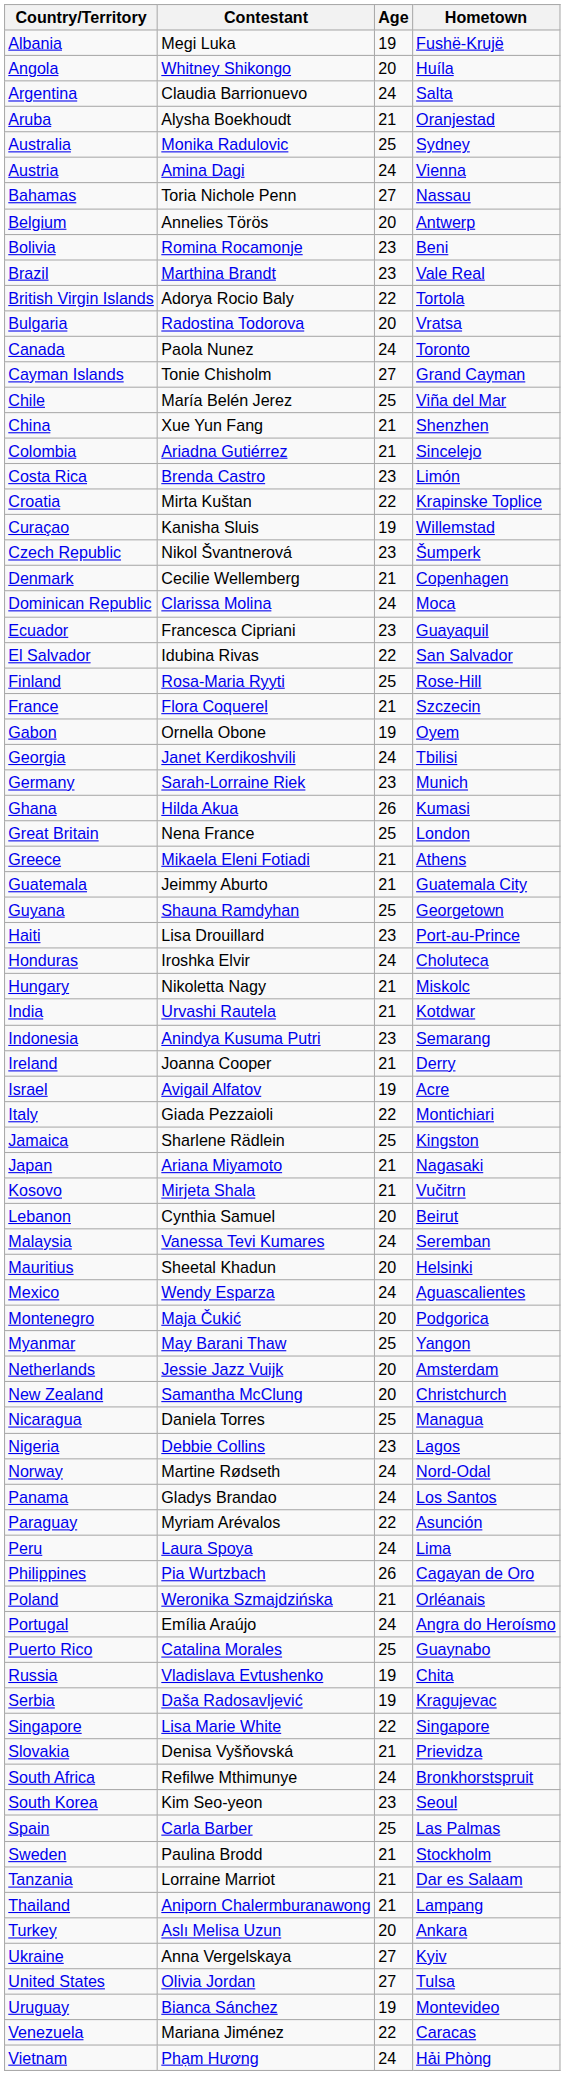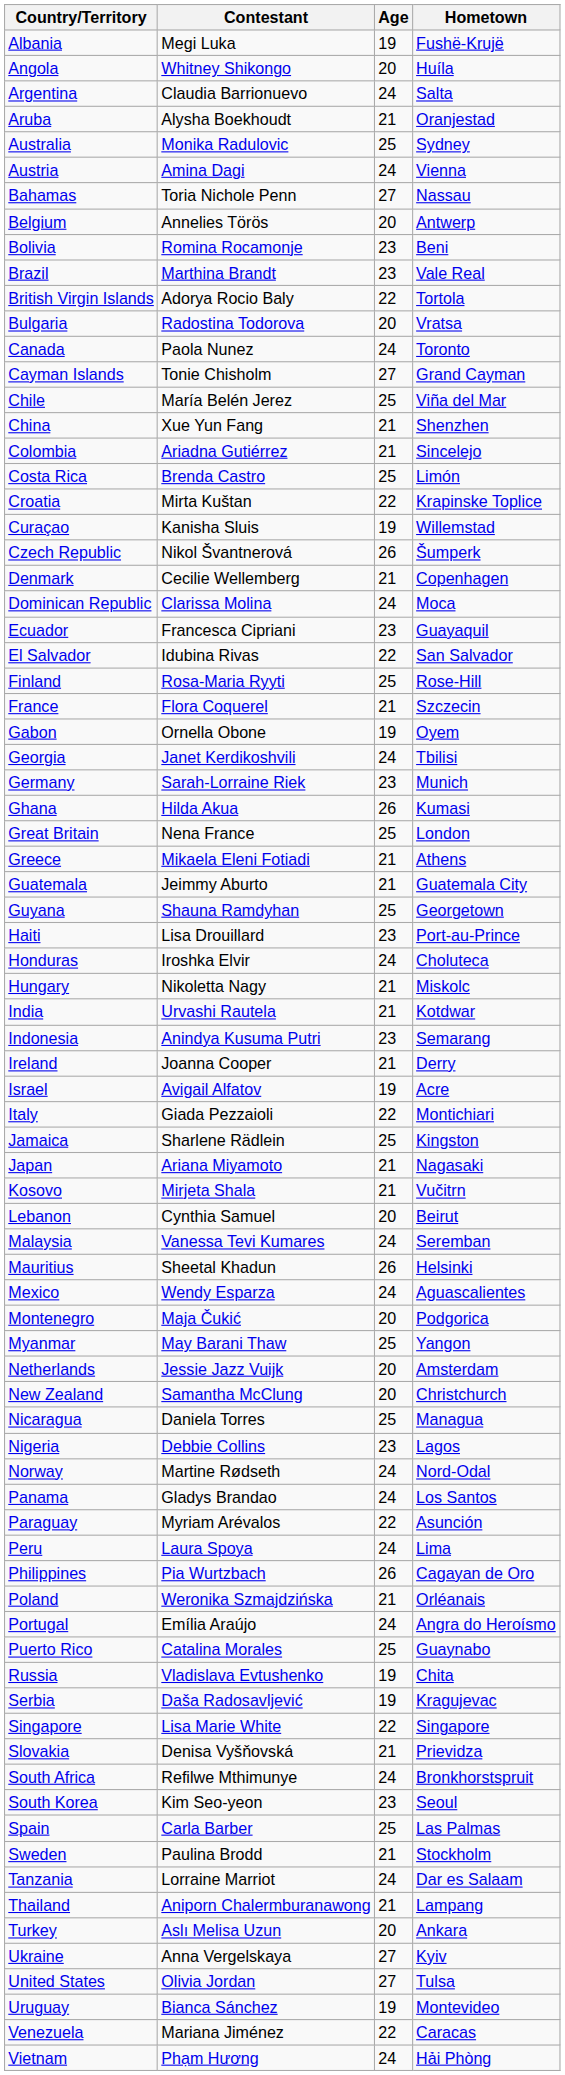(387, 477) 23 -> (387, 477) 25
(387, 553) 23 -> (387, 553) 26
(387, 1267) 20 -> (387, 1267) 26
(387, 1879) 21 -> (387, 1879) 24
